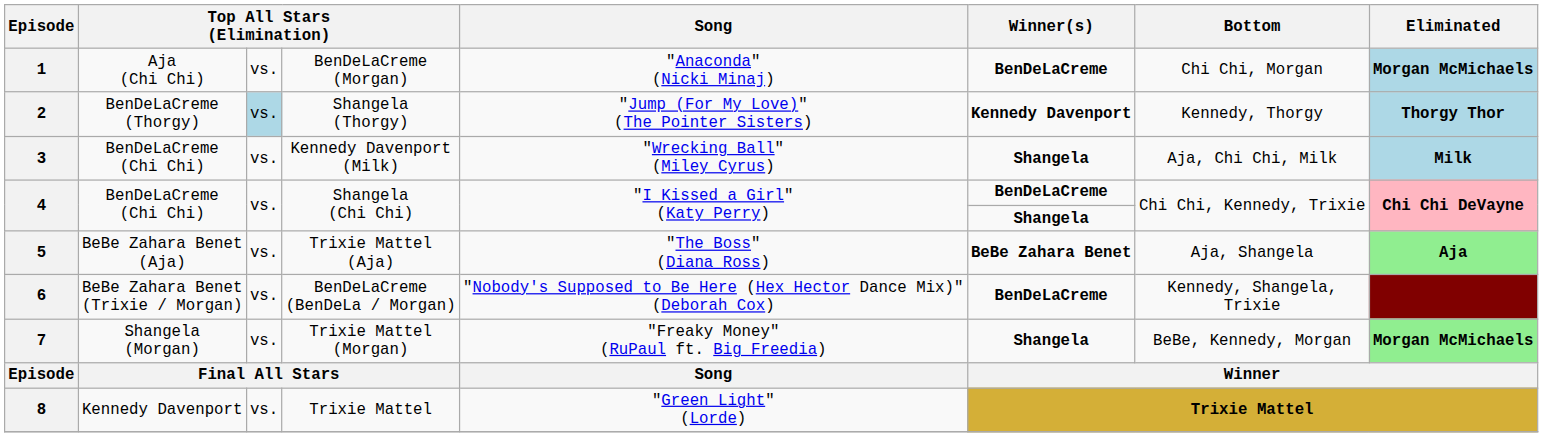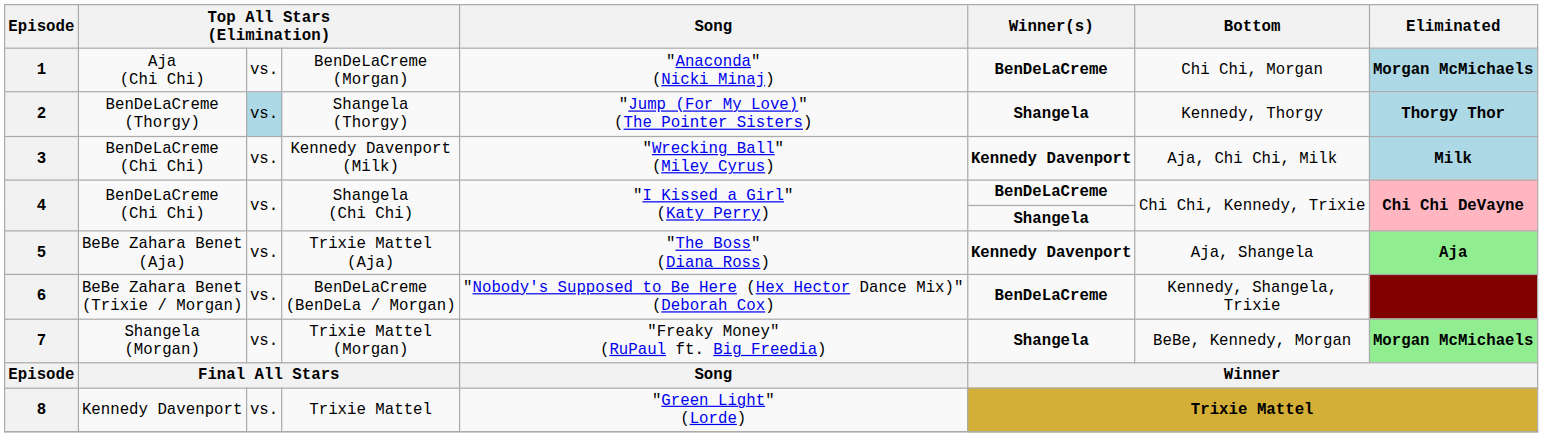(1051, 114) Kennedy Davenport -> (1051, 114) Shangela
(1051, 158) Shangela -> (1051, 158) Kennedy Davenport
(1051, 253) BeBe Zahara Benet -> (1051, 253) Kennedy Davenport
